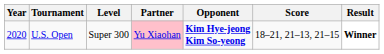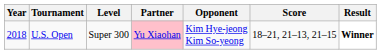(17, 35) 2020 -> (17, 35) 2018
(218, 35) bold -> (216, 35) normal
